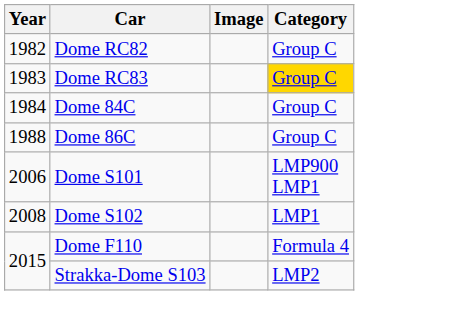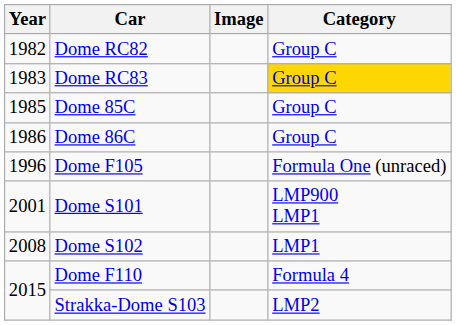- row: (95, 107)
+ row: (95, 107)
(27, 136) 1988 -> (27, 136) 1986
+ row: (99, 166)
(27, 176) 2006 -> (27, 206) 2001
